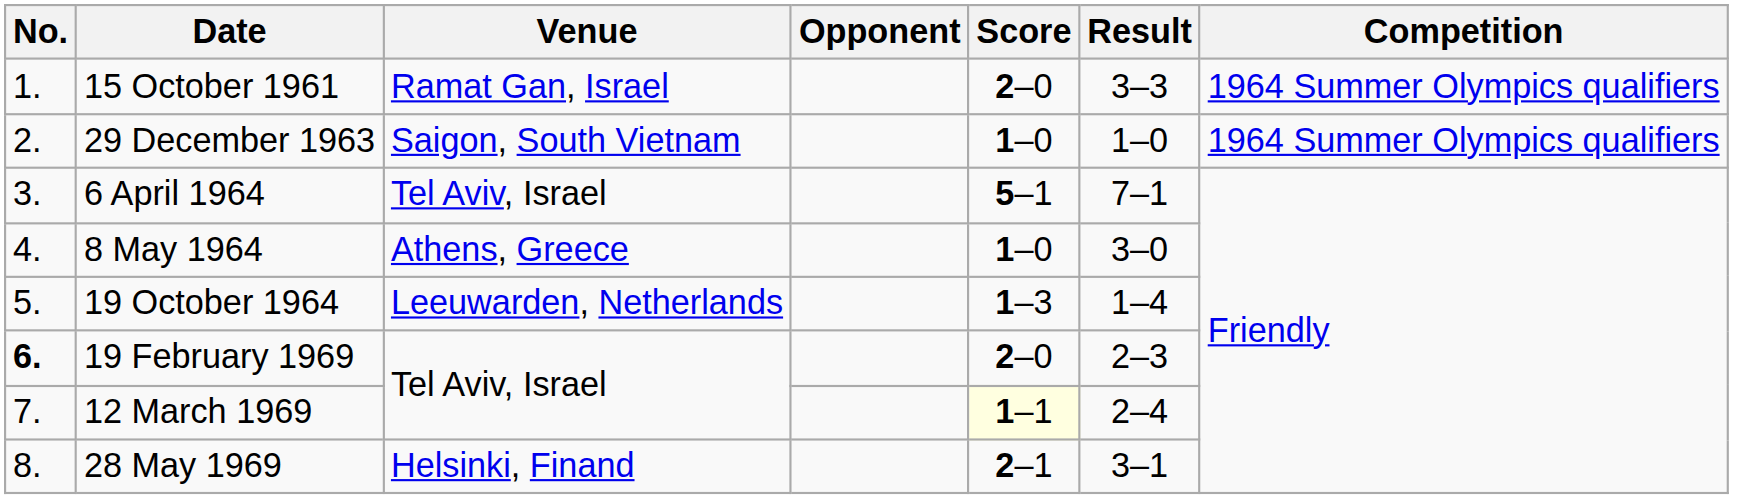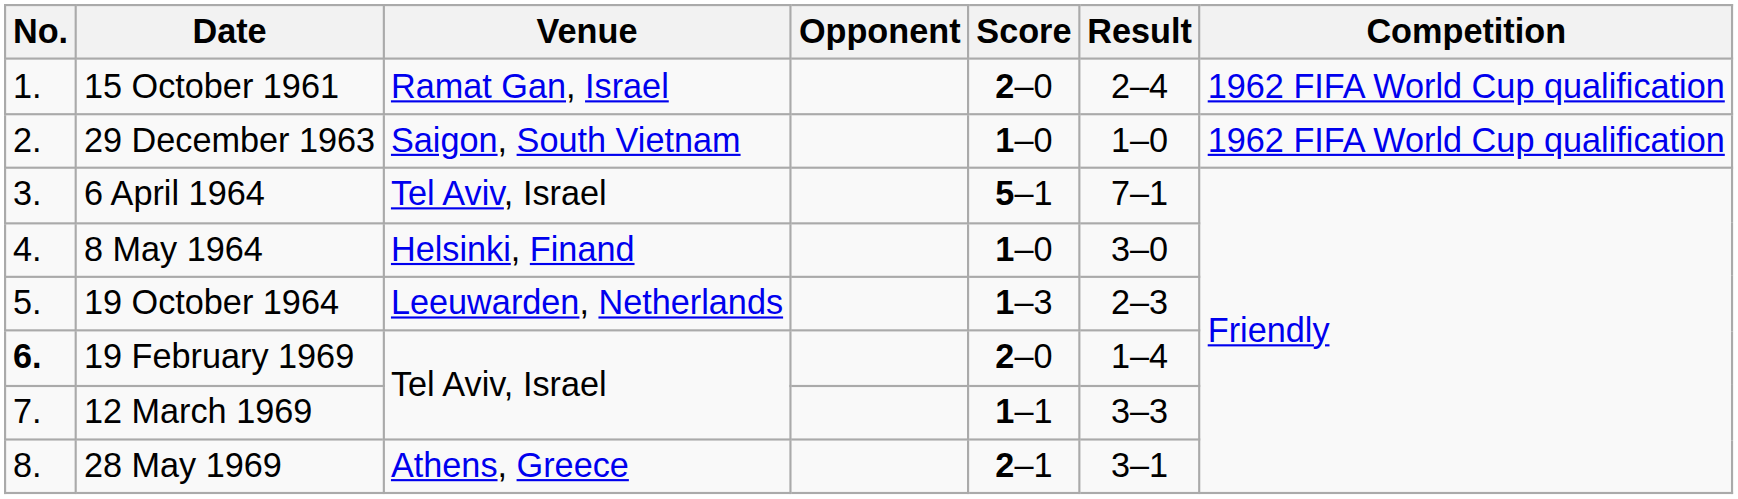(1140, 85) 3–3 -> (1140, 85) 2–4
(1464, 85) 1964 Summer Olympics qualifiers -> (1466, 85) 1962 FIFA World Cup qualification
(1464, 140) 1964 Summer Olympics qualifiers -> (1466, 140) 1962 FIFA World Cup qualification
(510, 248) Athens, Greece -> (513, 248) Helsinki, Finand
(1140, 303) 1–4 -> (1140, 303) 2–3
(1140, 357) 2–3 -> (1140, 357) 1–4
(1024, 411) lightyellow background -> (1024, 411) no background
(1140, 411) 2–4 -> (1140, 411) 3–3
(513, 466) Helsinki, Finand -> (510, 466) Athens, Greece
